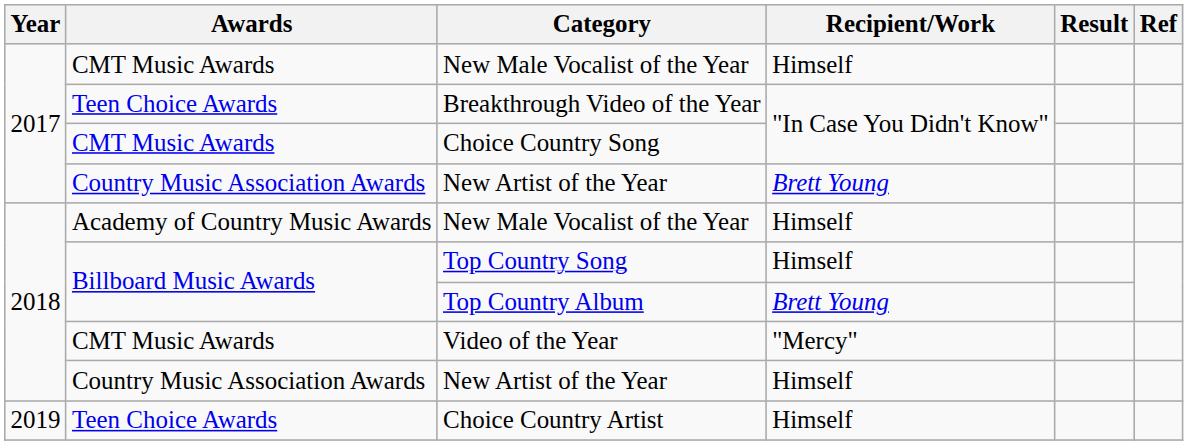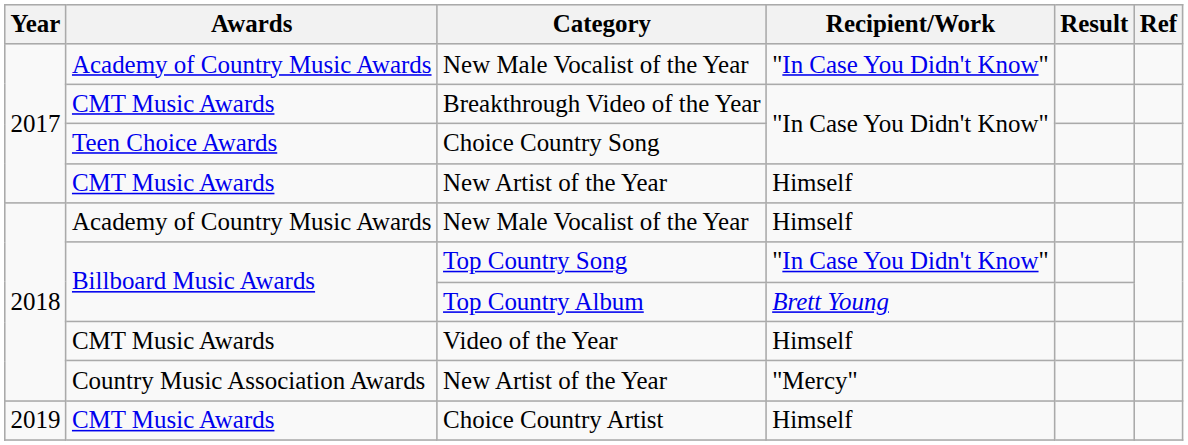(173, 63) CMT Music Awards -> (252, 63) Academy of Country Music Awards
(812, 63) Himself -> (910, 63) "In Case You Didn't Know"
(175, 103) Teen Choice Awards -> (173, 103) CMT Music Awards
(173, 143) CMT Music Awards -> (175, 143) Teen Choice Awards
(249, 182) Country Music Association Awards -> (173, 182) CMT Music Awards
(831, 182) Brett Young -> (812, 182) Himself
(812, 261) Himself -> (910, 261) "In Case You Didn't Know"
(815, 340) "Mercy" -> (812, 340) Himself
(812, 380) Himself -> (815, 380) "Mercy"
(175, 420) Teen Choice Awards -> (173, 420) CMT Music Awards
